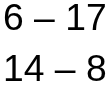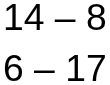rows swapped: (55, 17) <-> (55, 68)
